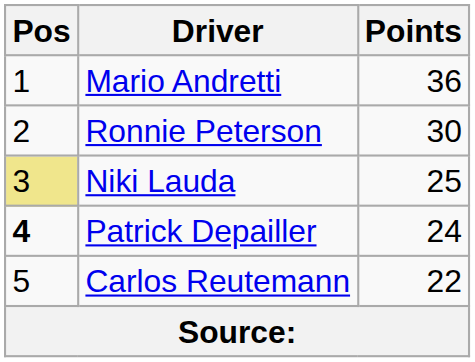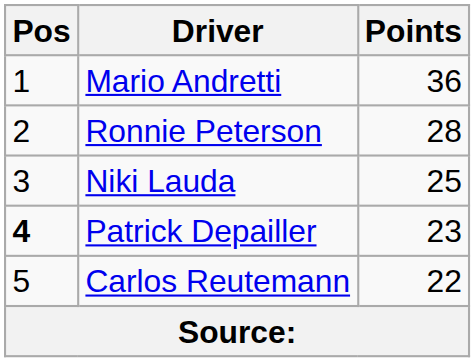(444, 131) 30 -> (444, 131) 28
(21, 181) khaki background -> (21, 181) no background
(444, 232) 24 -> (444, 232) 23
